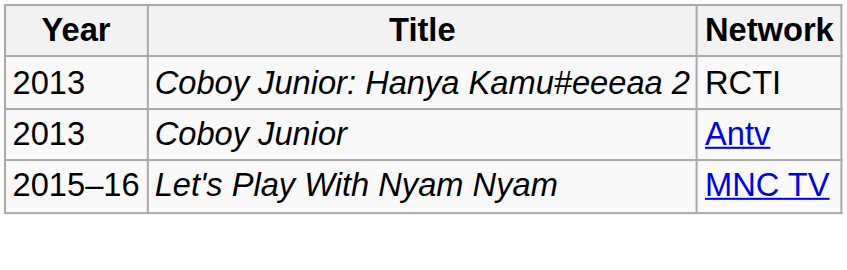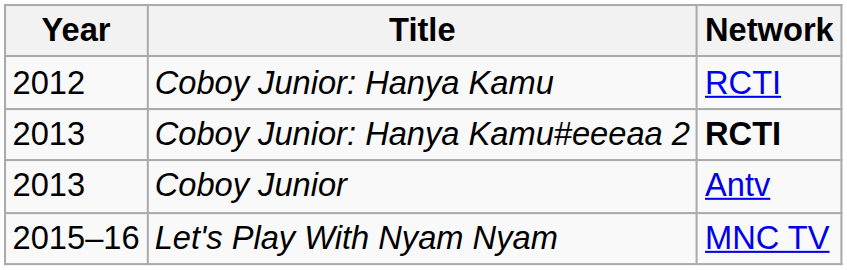+ row: (354, 82)
(743, 82) normal -> (743, 133) bold
